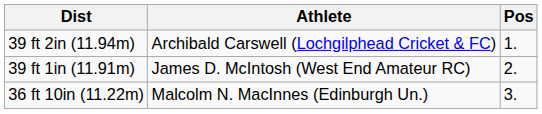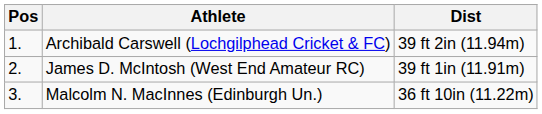columns swapped: (519, 17) <-> (76, 17)
